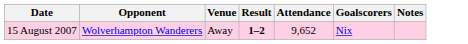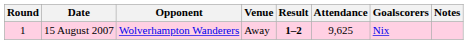+ column: (23, 13)
(304, 30) 9,652 -> (341, 30) 9,625
